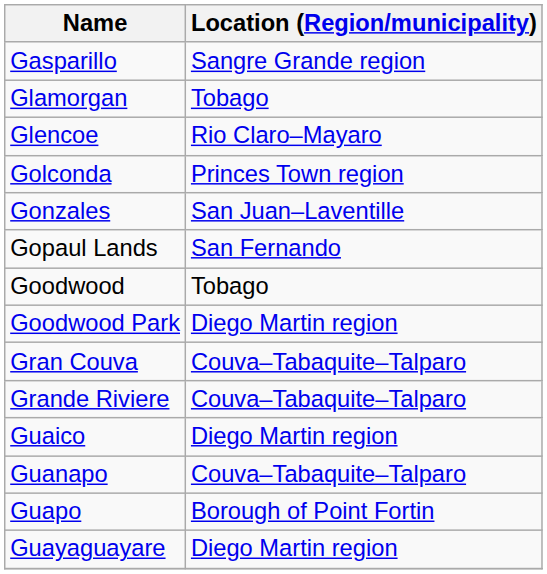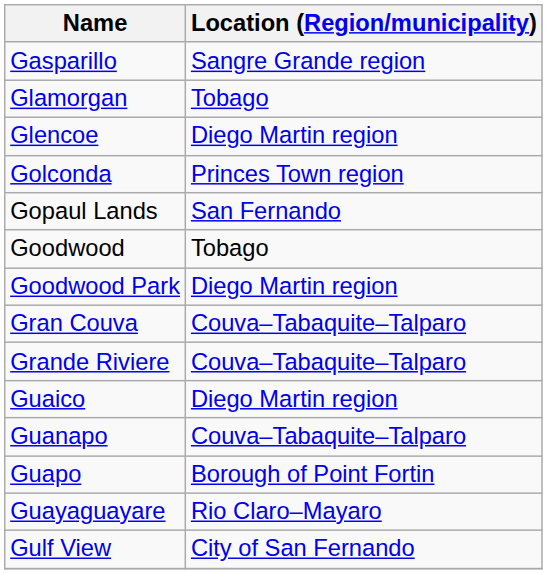(286, 135) Rio Claro–Mayaro -> (294, 135) Diego Martin region
- row: (60, 211)
(294, 549) Diego Martin region -> (286, 511) Rio Claro–Mayaro
+ row: (61, 549)
